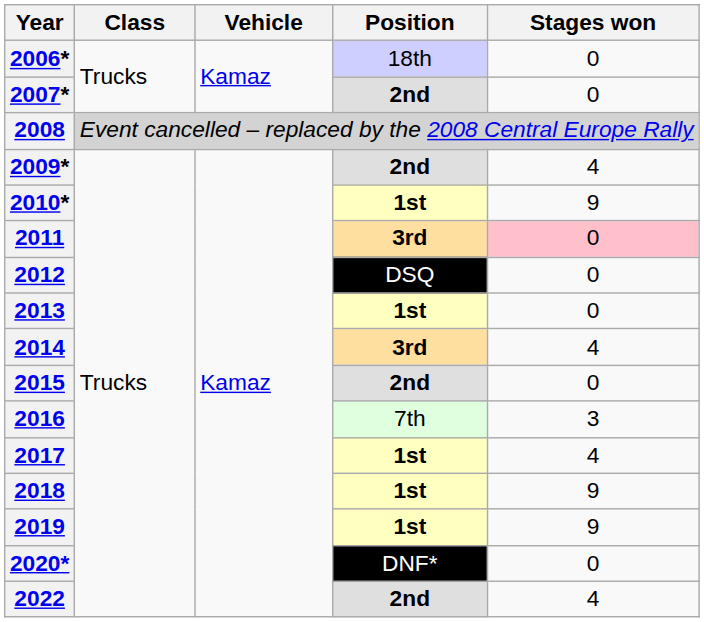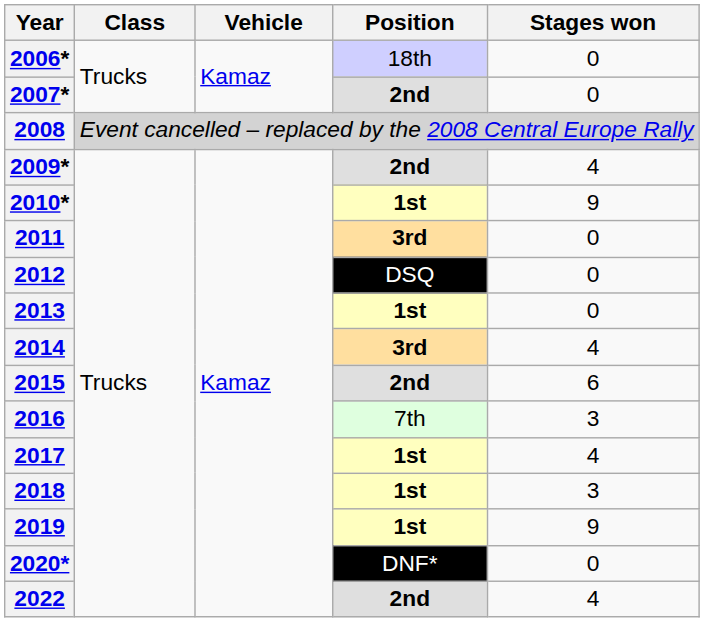(593, 238) pink background -> (593, 238) no background
(593, 382) 0 -> (593, 382) 6
(593, 490) 9 -> (593, 490) 3
